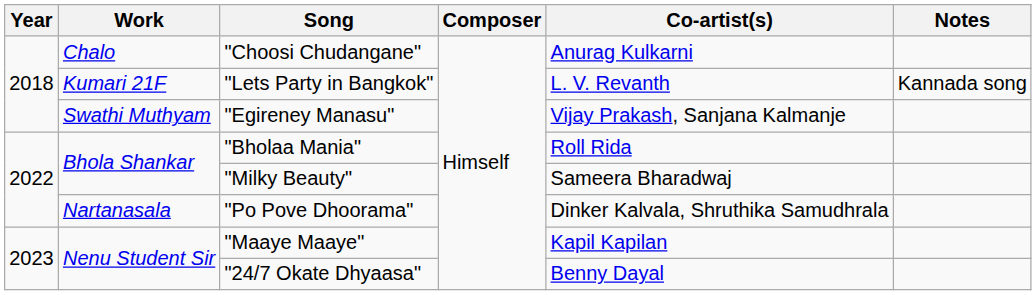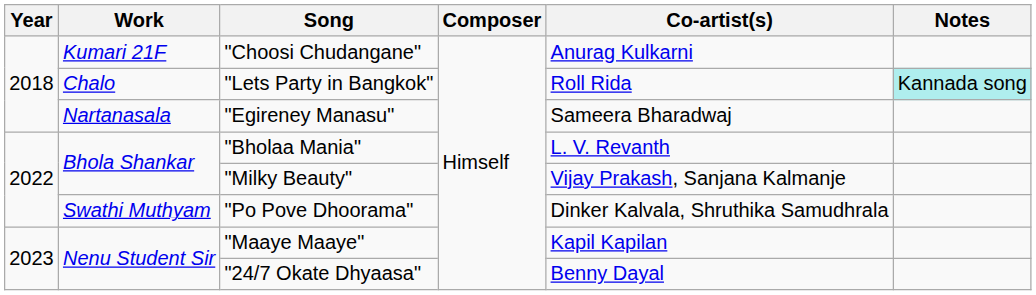(89, 52) Chalo -> (115, 52) Kumari 21F
(115, 83) Kumari 21F -> (89, 83) Chalo
(610, 83) L. V. Revanth -> (591, 83) Roll Rida
(962, 83) no background -> (962, 83) paleturquoise background
(137, 115) Swathi Muthyam -> (117, 115) Nartanasala
(698, 115) Vijay Prakash, Sanjana Kalmanje -> (641, 115) Sameera Bharadwaj
(591, 147) Roll Rida -> (610, 147) L. V. Revanth
(641, 178) Sameera Bharadwaj -> (698, 178) Vijay Prakash, Sanjana Kalmanje
(117, 210) Nartanasala -> (137, 210) Swathi Muthyam
